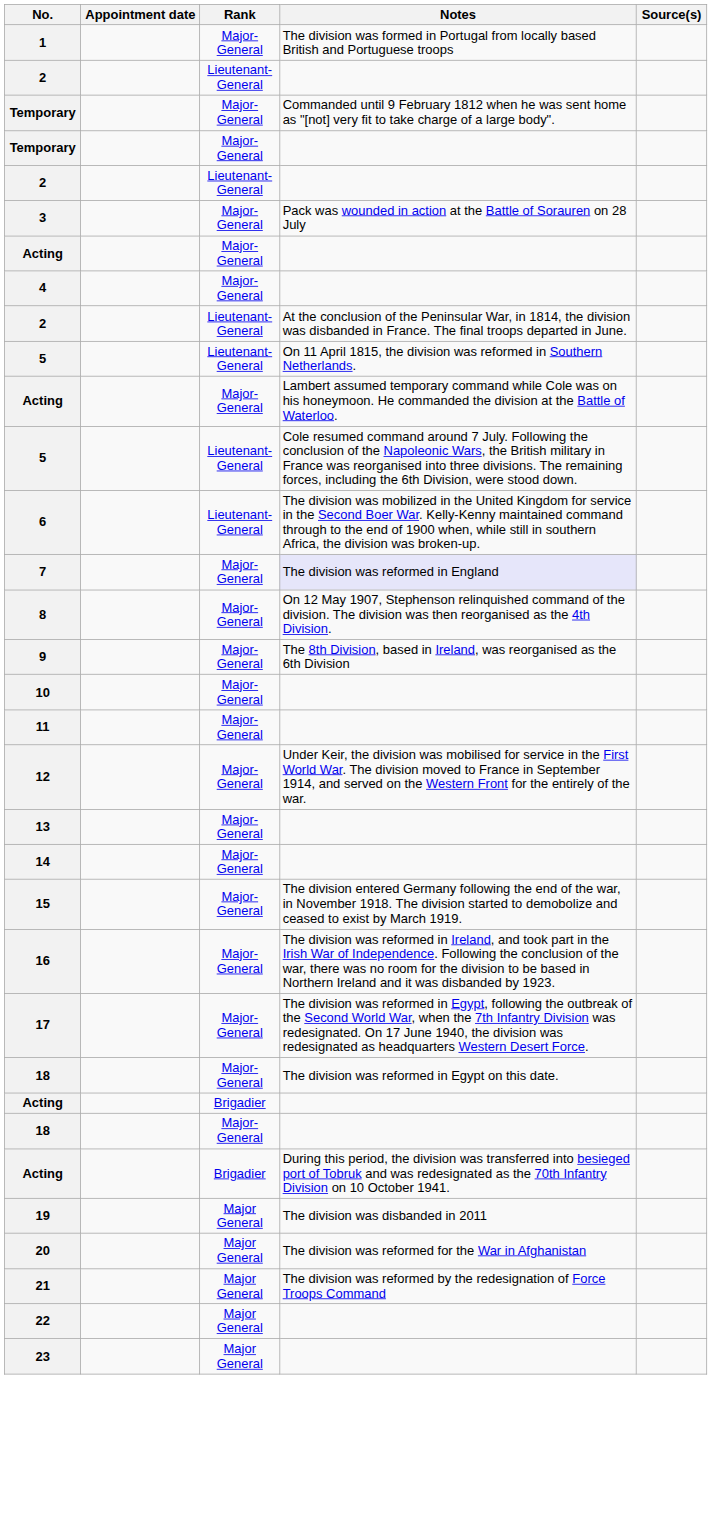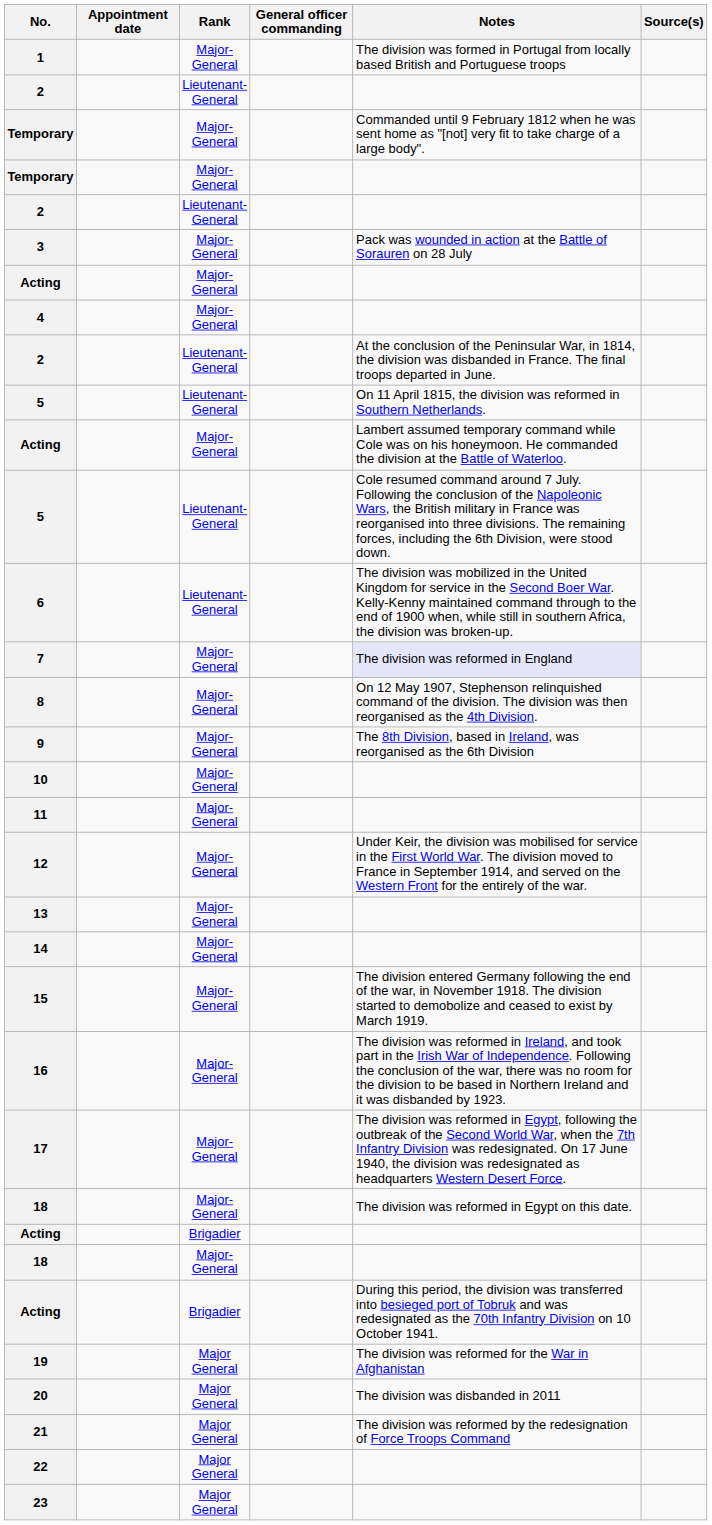+ column: (302, 22)
(385, 1215) The division was disbanded in 2011 -> (472, 1361) The division was reformed for the War in Afghanistan
(434, 1251) The division was reformed for the War in Afghanistan -> (458, 1396) The division was disbanded in 2011
